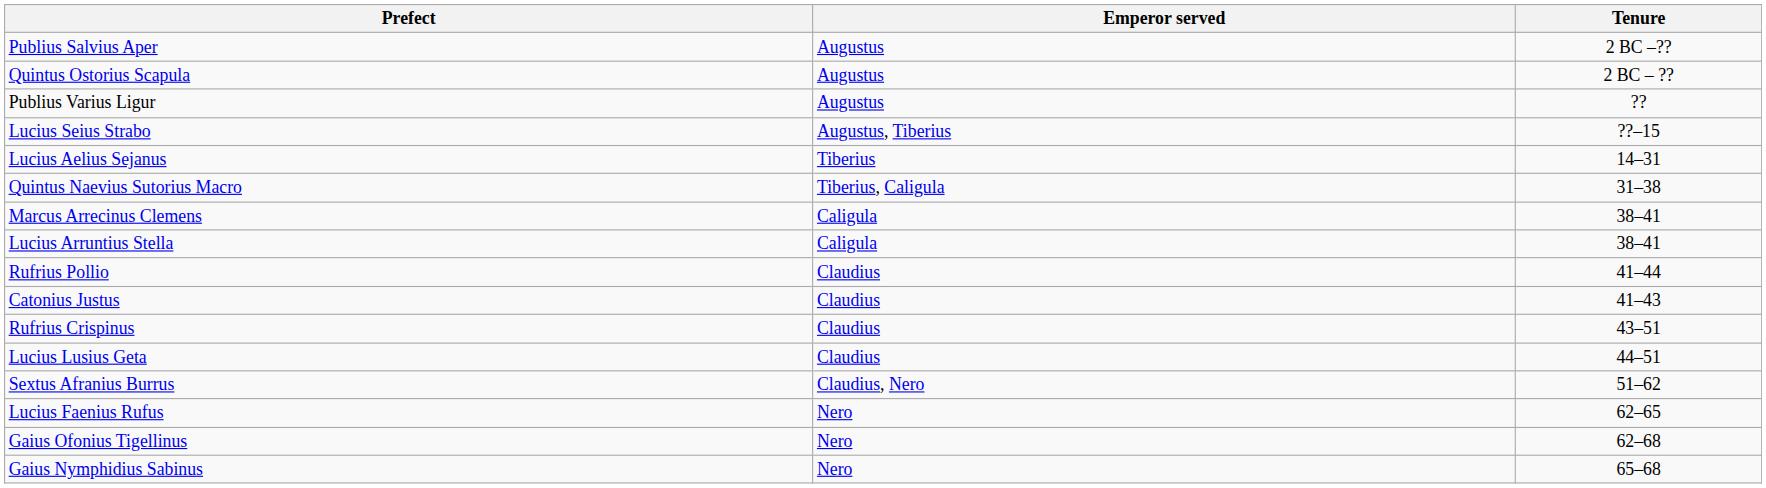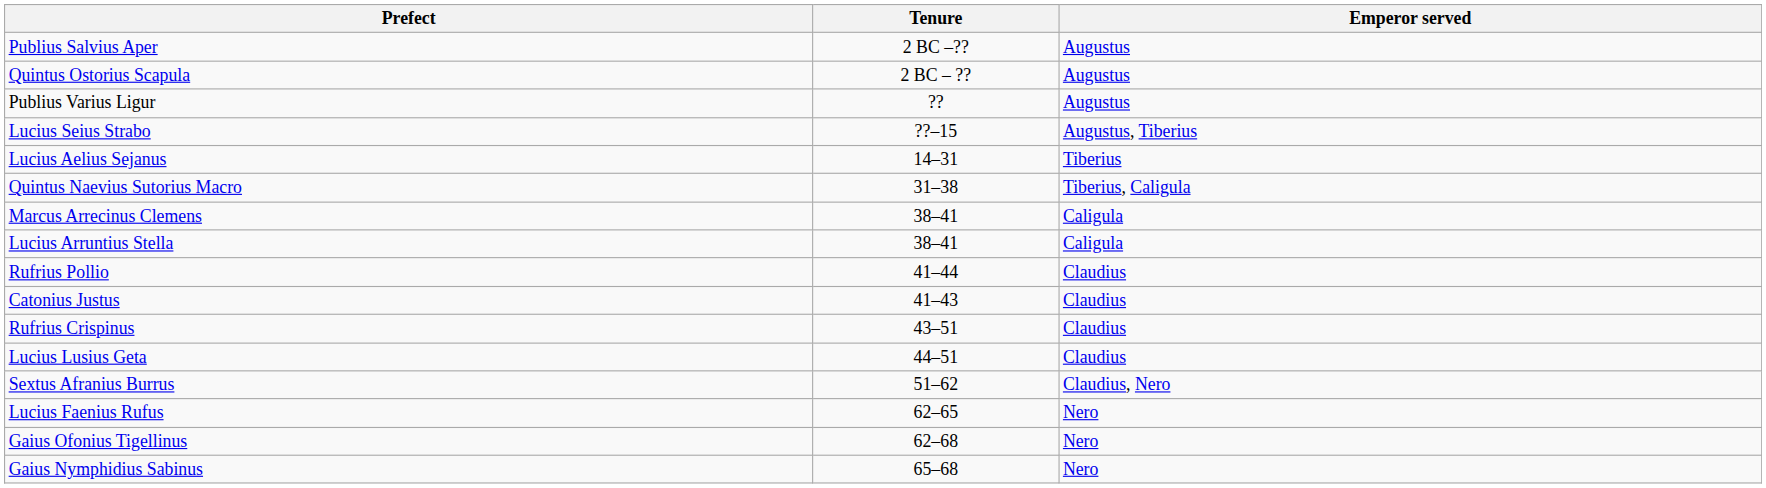columns swapped: (1639, 18) <-> (1164, 18)
